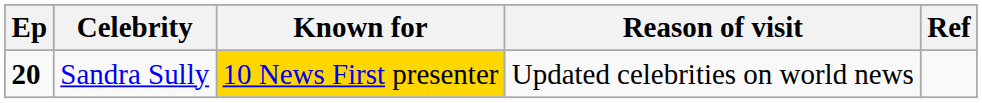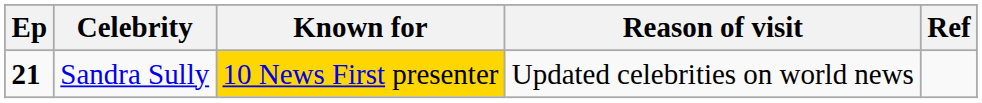(26, 73) 20 -> (26, 73) 21
